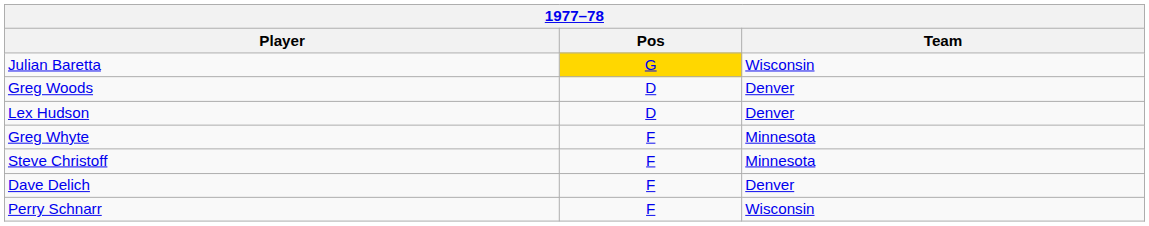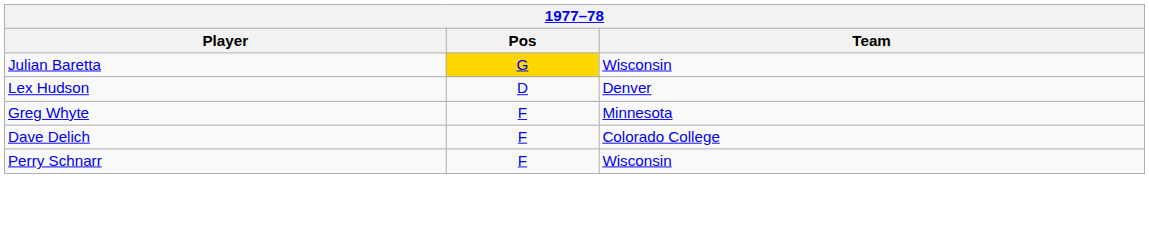- row: (51, 88)
- row: (58, 161)
(770, 185) Denver -> (661, 137) Colorado College
